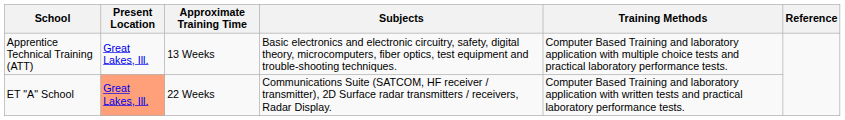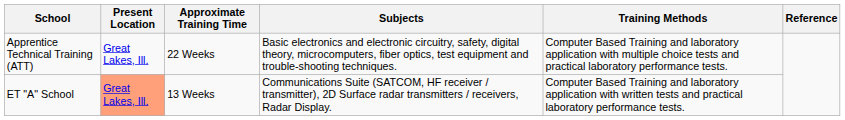(191, 54) 13 Weeks -> (191, 54) 22 Weeks
(191, 95) 22 Weeks -> (191, 95) 13 Weeks
